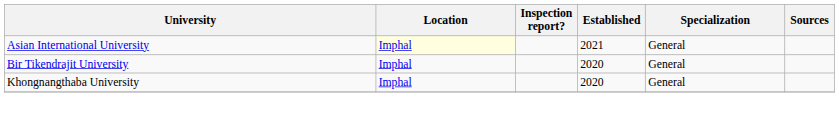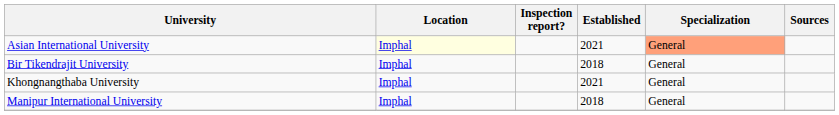(667, 45) no background -> (667, 45) lightsalmon background
(592, 63) 2020 -> (592, 63) 2018
(592, 82) 2020 -> (592, 82) 2021
+ row: (85, 100)
